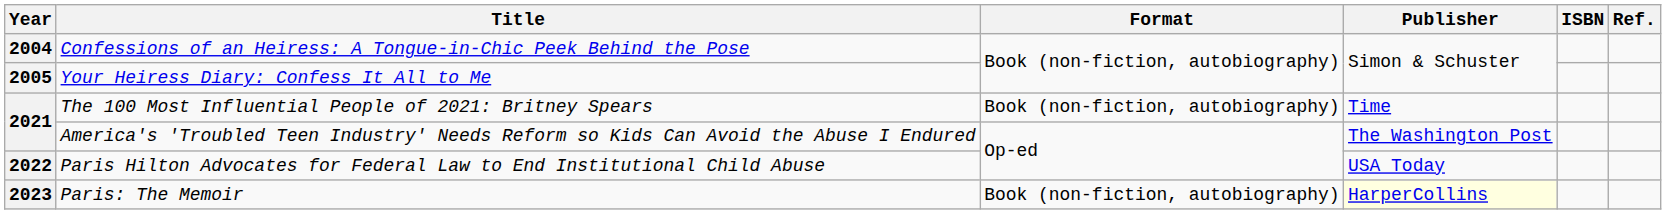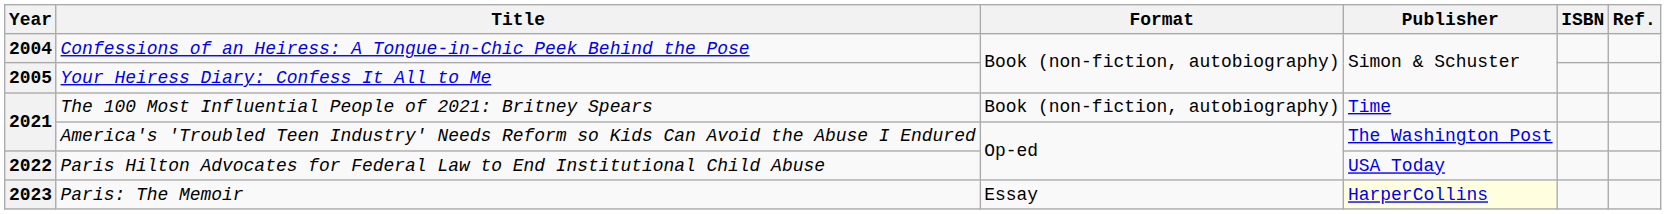(1162, 195) Book (non-fiction, autobiography) -> (1011, 195) Essay
